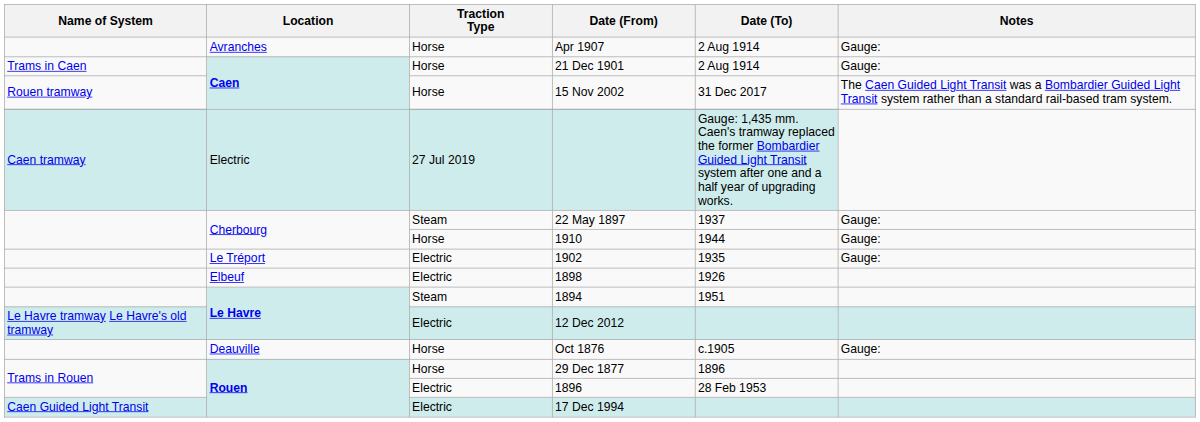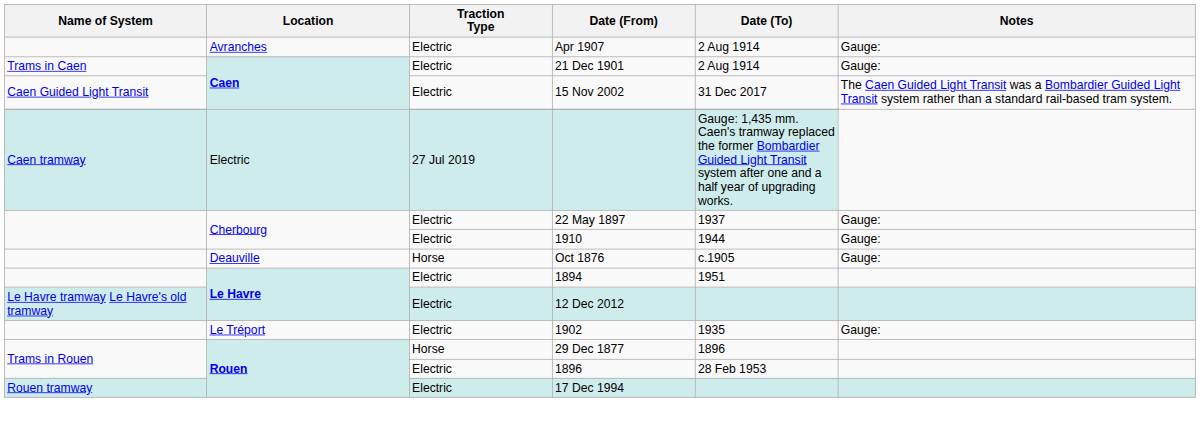(428, 47) Horse -> (432, 47) Electric
(428, 66) Horse -> (432, 66) Electric
(50, 92) Rouen tramway -> (78, 92) Caen Guided Light Transit
(428, 92) Horse -> (432, 92) Electric
(430, 220) Steam -> (432, 220) Electric
(428, 239) Horse -> (432, 239) Electric
rows swapped: (235, 349) <-> (237, 258)
- row: (227, 277)
(430, 297) Steam -> (432, 277) Electric
(78, 407) Caen Guided Light Transit -> (50, 387) Rouen tramway
